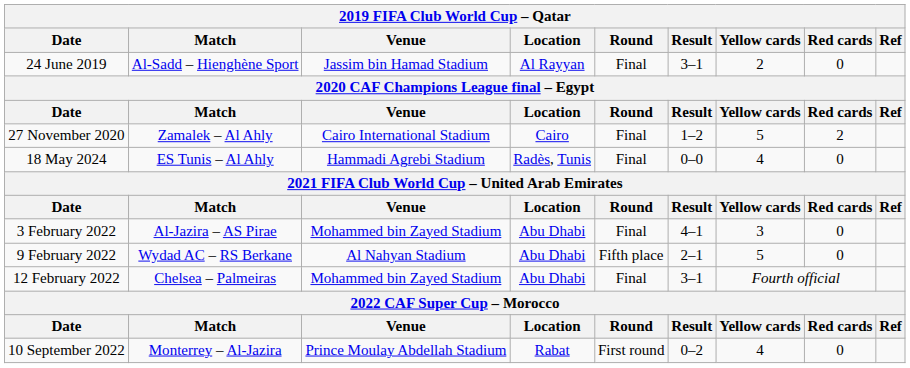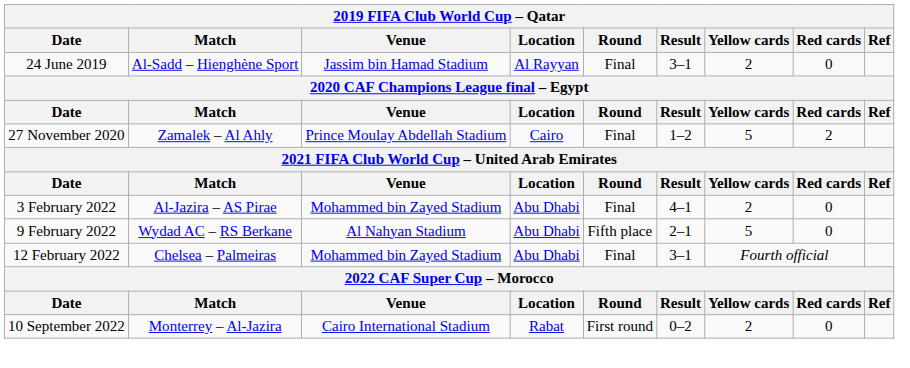(406, 135) Cairo International Stadium -> (406, 135) Prince Moulay Abdellah Stadium
- row: (66, 159)
(760, 231) 3 -> (749, 207) 2
(406, 350) Prince Moulay Abdellah Stadium -> (406, 326) Cairo International Stadium
(760, 350) 4 -> (749, 326) 2
